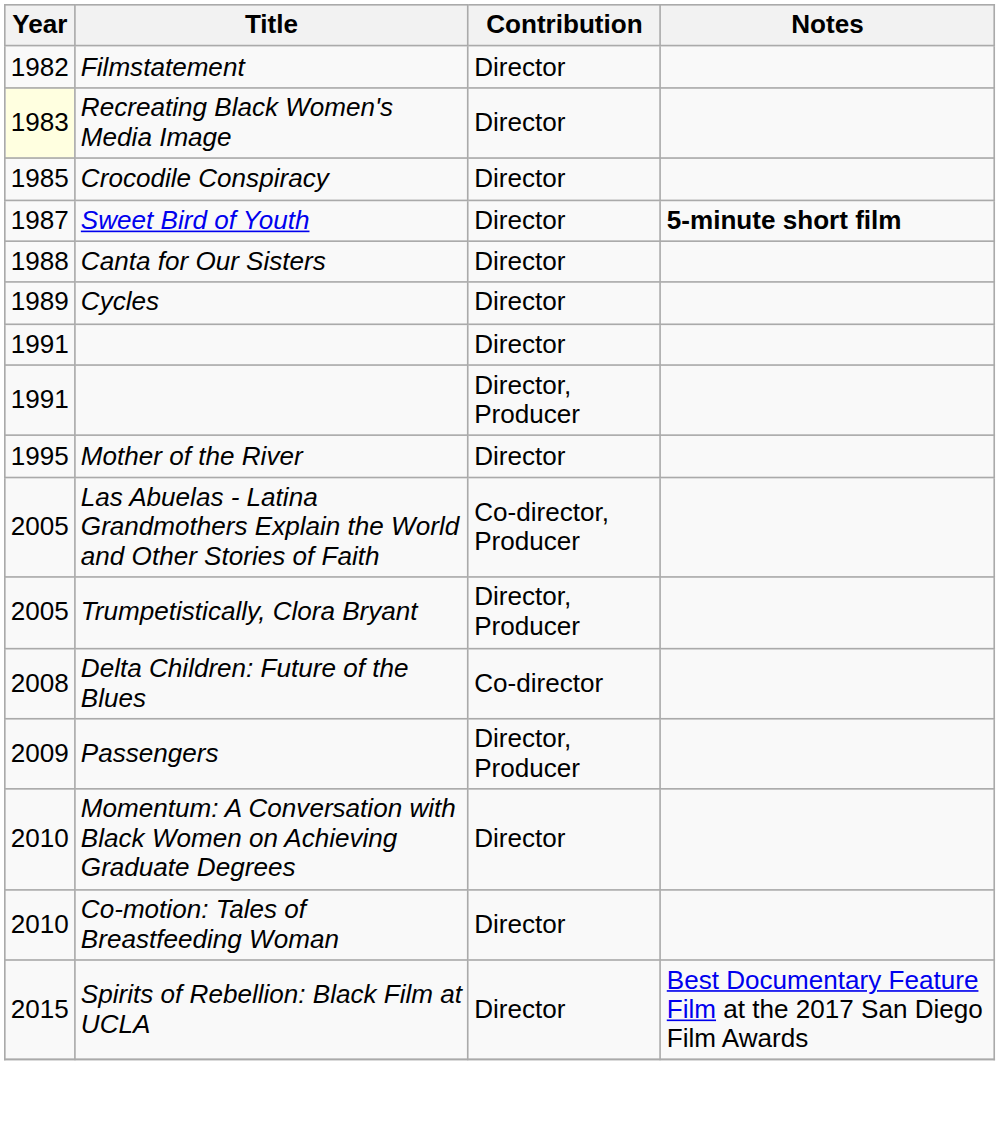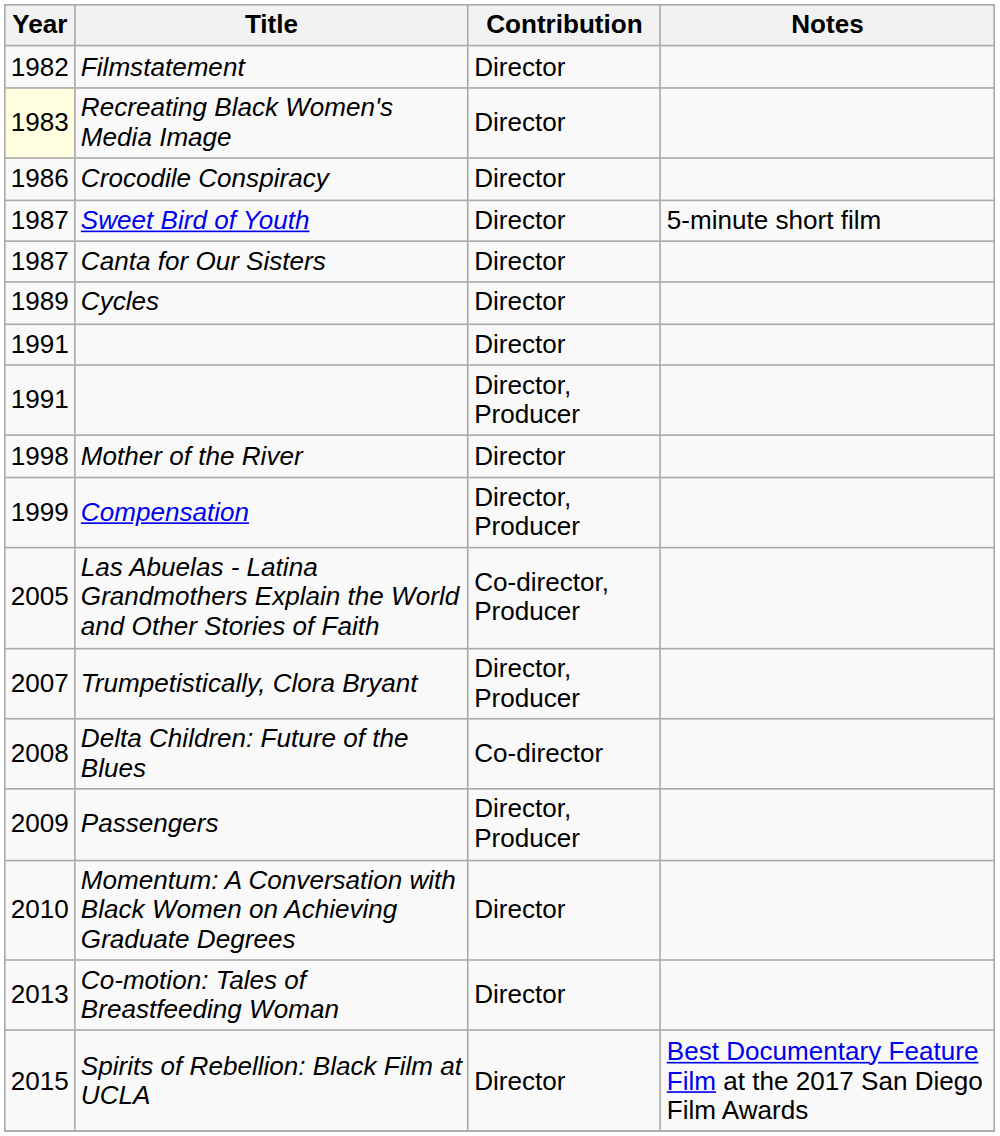(40, 178) 1985 -> (40, 178) 1986
(784, 219) bold -> (774, 219) normal
(40, 261) 1988 -> (40, 261) 1987
(40, 456) 1995 -> (40, 456) 1998
+ row: (165, 512)
(40, 612) 2005 -> (40, 682) 2007
(40, 924) 2010 -> (40, 995) 2013
